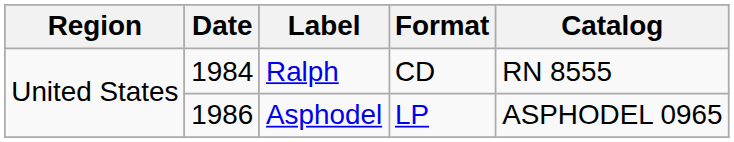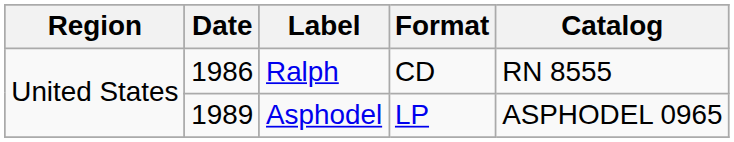(222, 70) 1984 -> (222, 70) 1986
(222, 114) 1986 -> (222, 114) 1989
